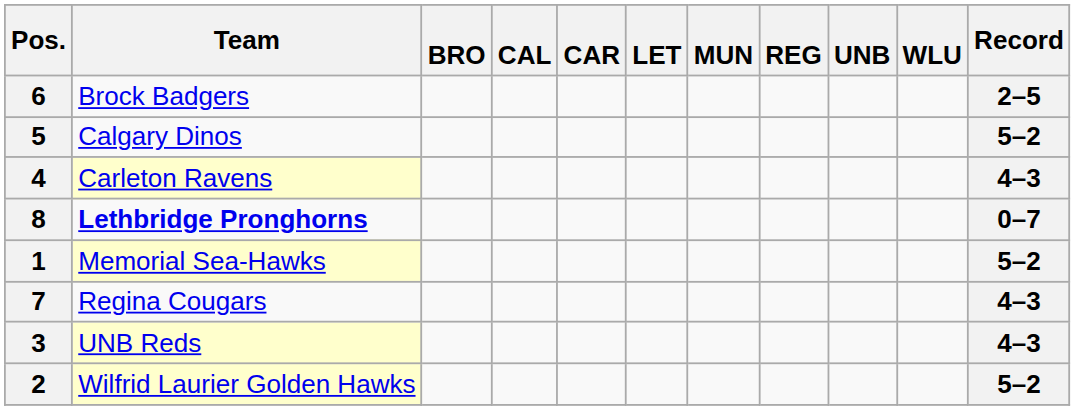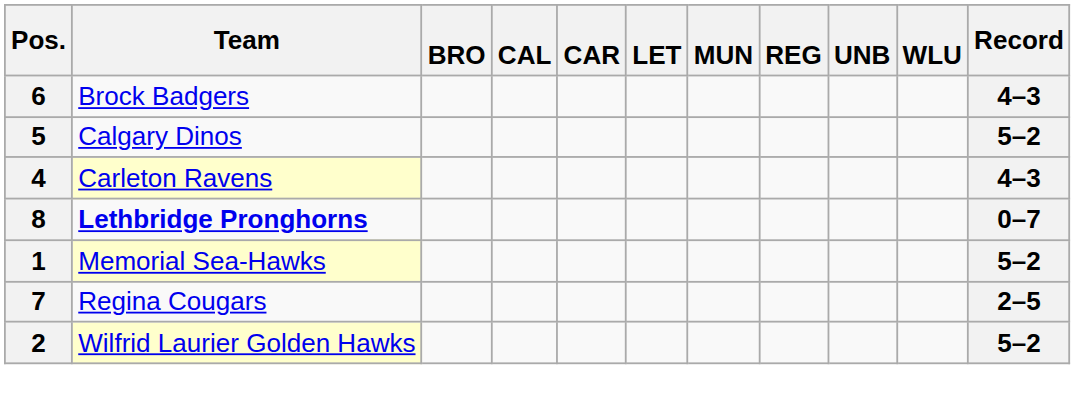(1019, 96) 2–5 -> (1019, 96) 4–3
(1019, 302) 4–3 -> (1019, 302) 2–5
- row: (39, 343)
